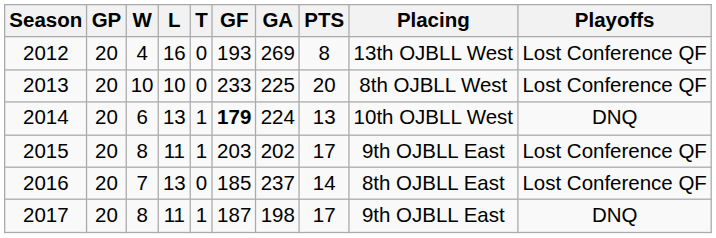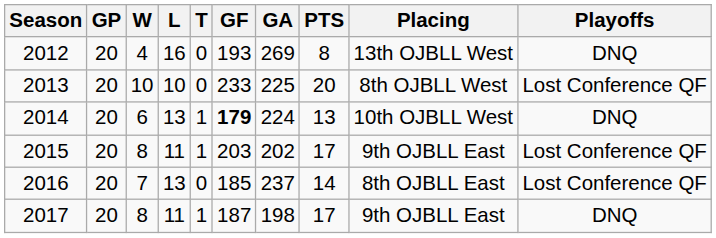(615, 53) Lost Conference QF -> (615, 53) DNQ
